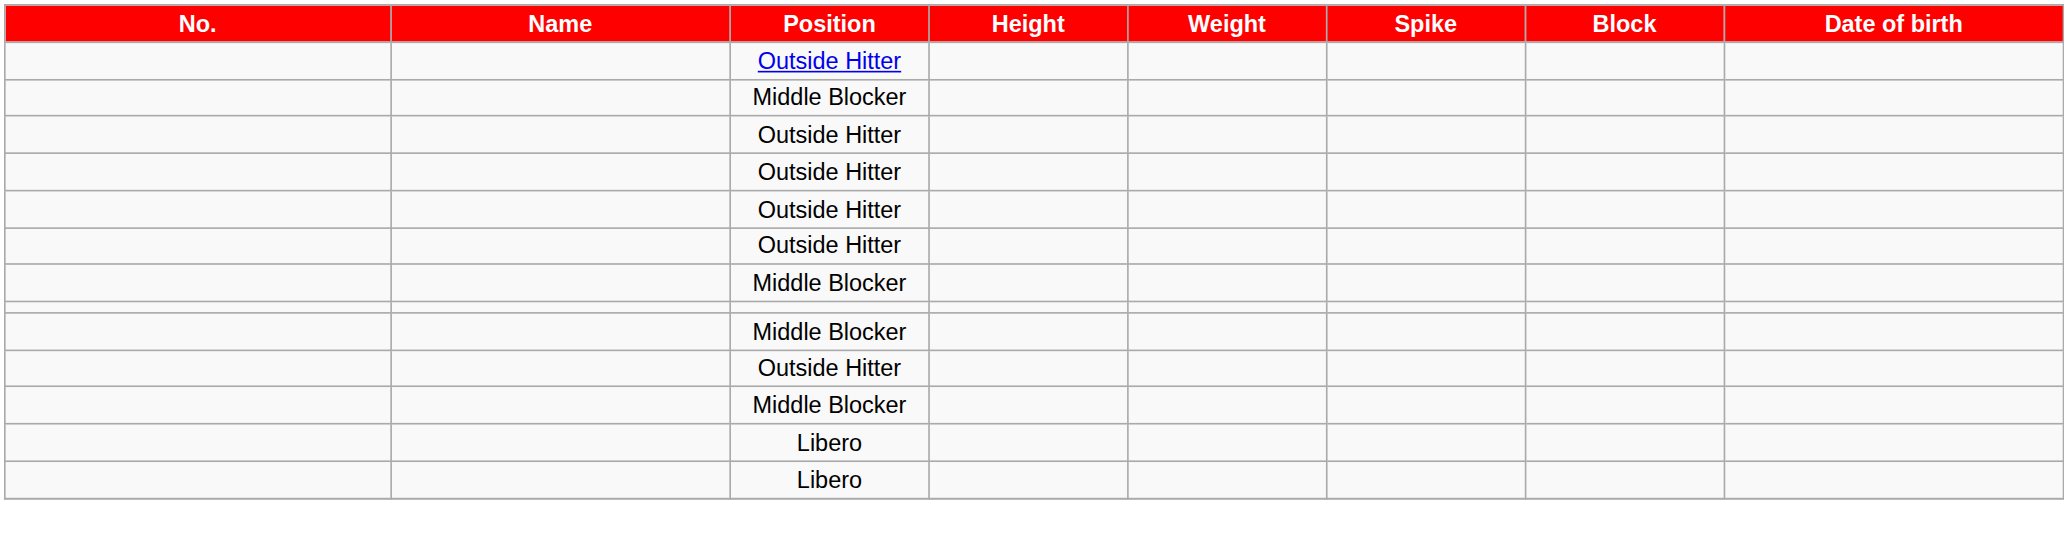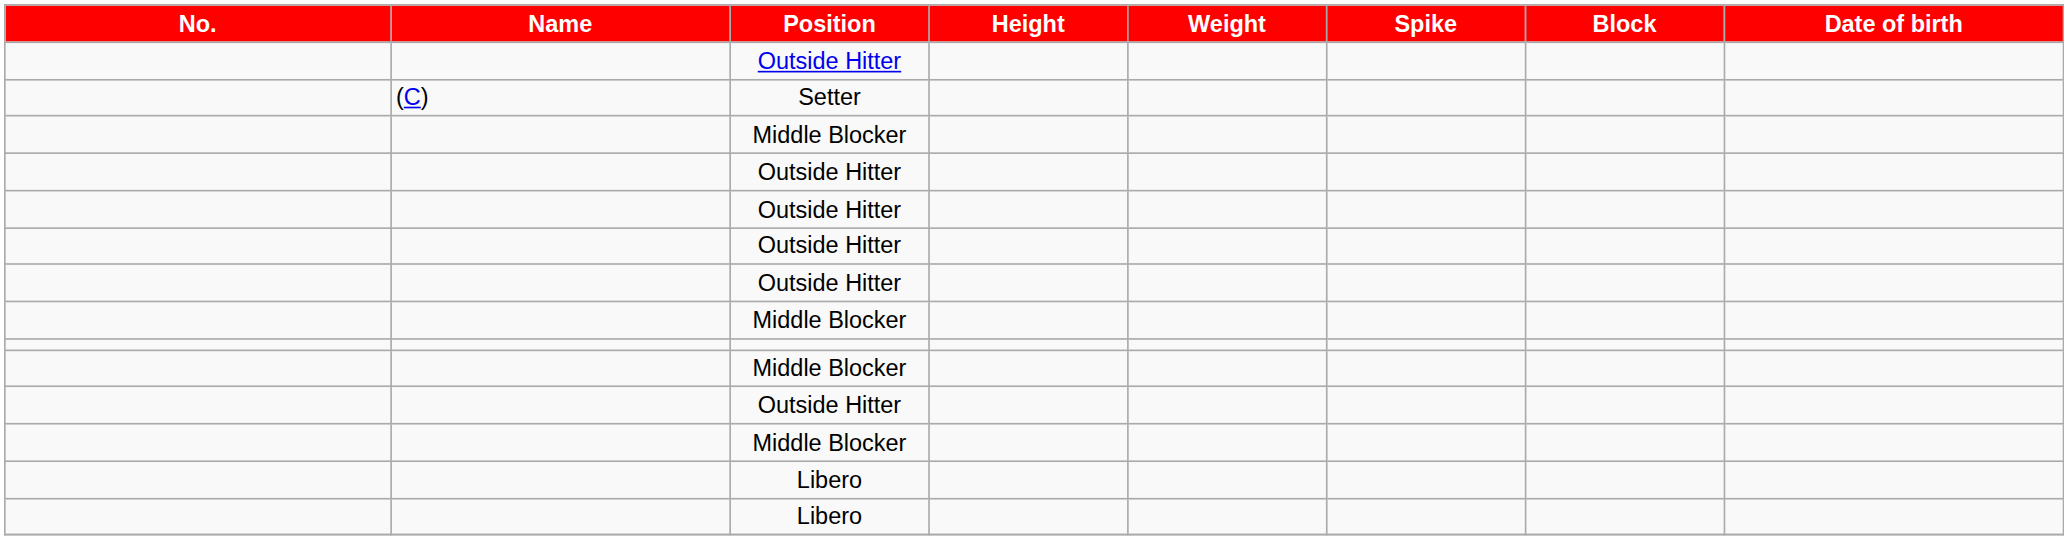+ row: (412, 98)
